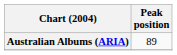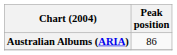(152, 41) 89 -> (152, 41) 86
